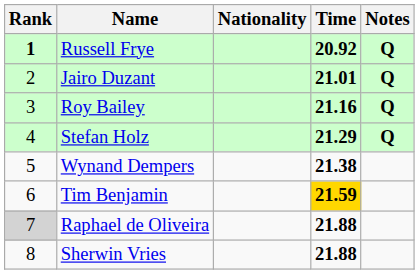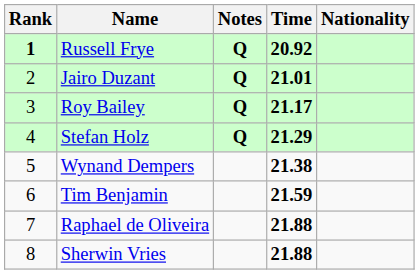columns swapped: (262, 19) <-> (387, 19)
(336, 107) 21.16 -> (291, 107) 21.17
(336, 195) gold background -> (291, 195) no background
(31, 225) lightgrey background -> (31, 225) no background
